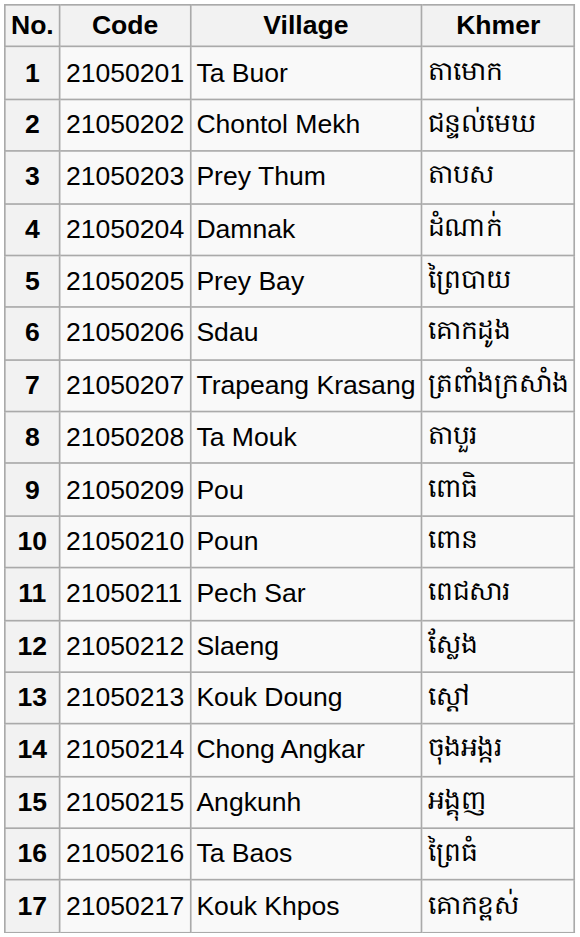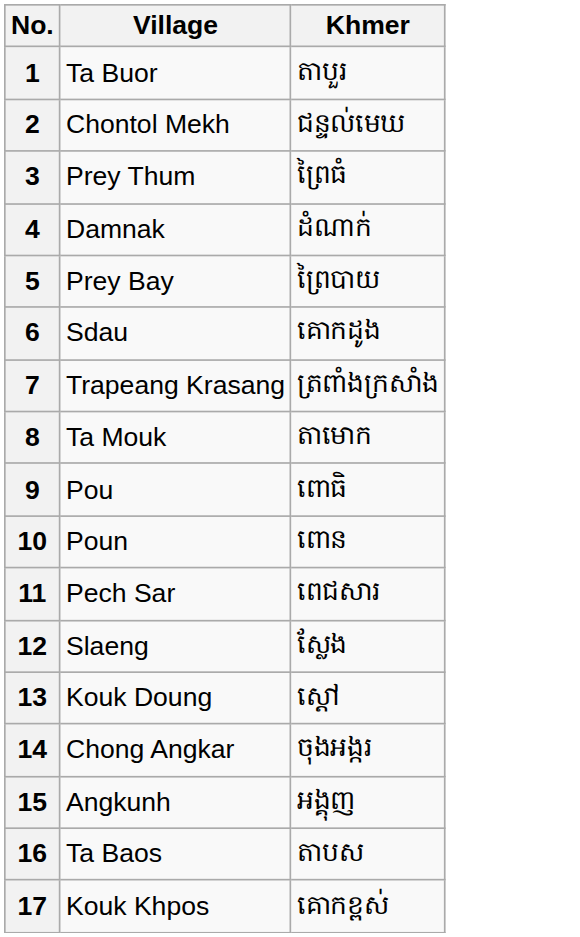- column: (125, 25)
(465, 71) តាមោក -> (322, 71) តាបួរ
(461, 175) តាបស -> (322, 175) ព្រៃធំ
(453, 435) តាបួរ -> (335, 435) តាមោក
(453, 852) ព្រៃធំ -> (330, 852) តាបស
